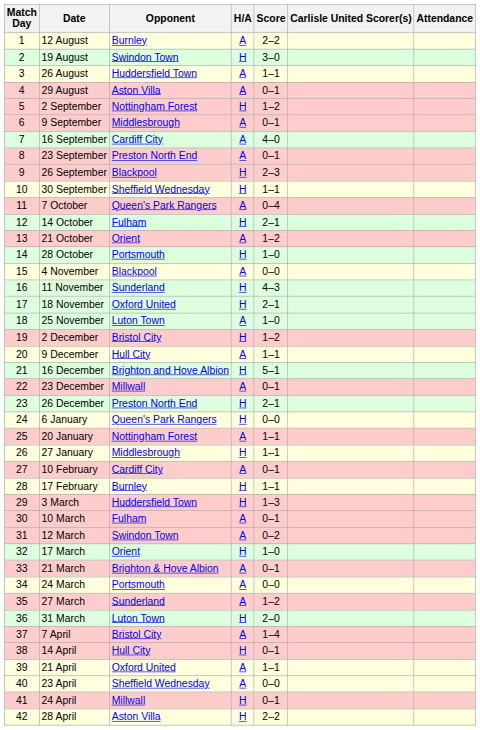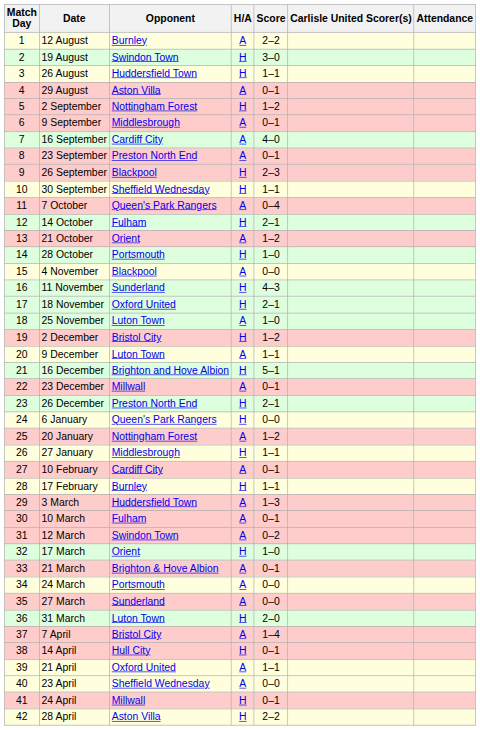(243, 73) A -> (243, 73) H
(131, 354) Hull City -> (138, 354) Luton Town
(271, 436) 1–1 -> (271, 436) 1–2
(243, 502) H -> (243, 502) A
(271, 601) 1–2 -> (271, 601) 0–0
